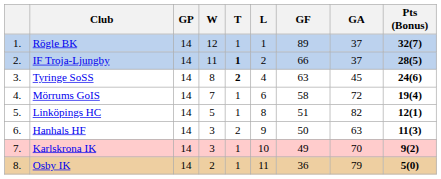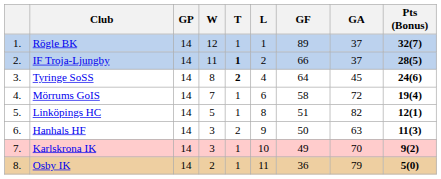(303, 78) 63 -> (303, 78) 64
